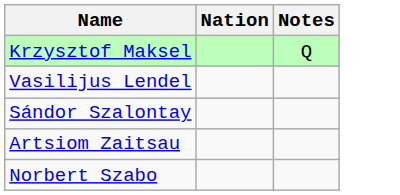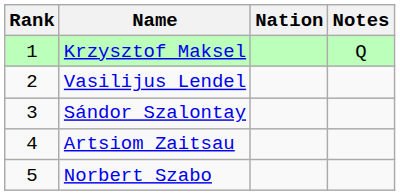+ column: (32, 20)
